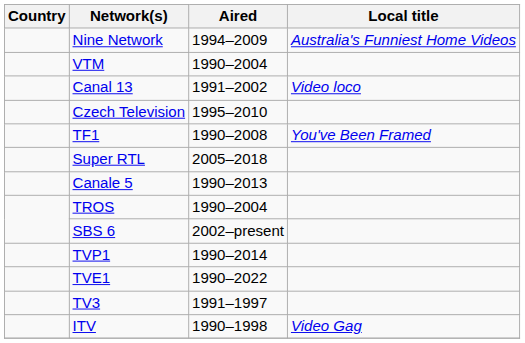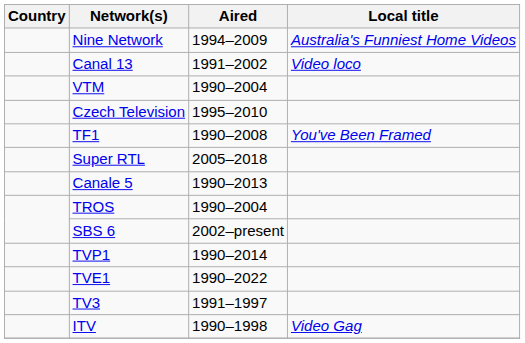rows swapped: (88, 64) <-> (103, 87)
